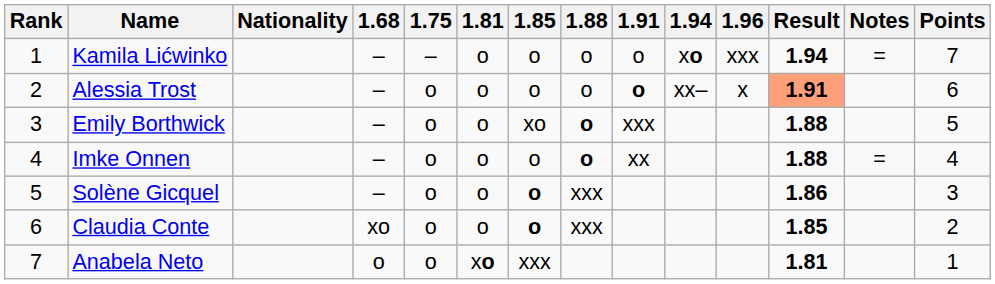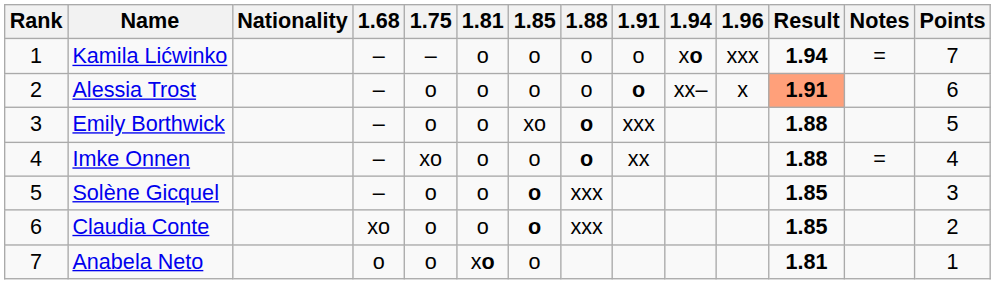(431, 158) o -> (431, 158) xo
(807, 192) 1.86 -> (807, 192) 1.85
(535, 261) xxx -> (535, 261) o
